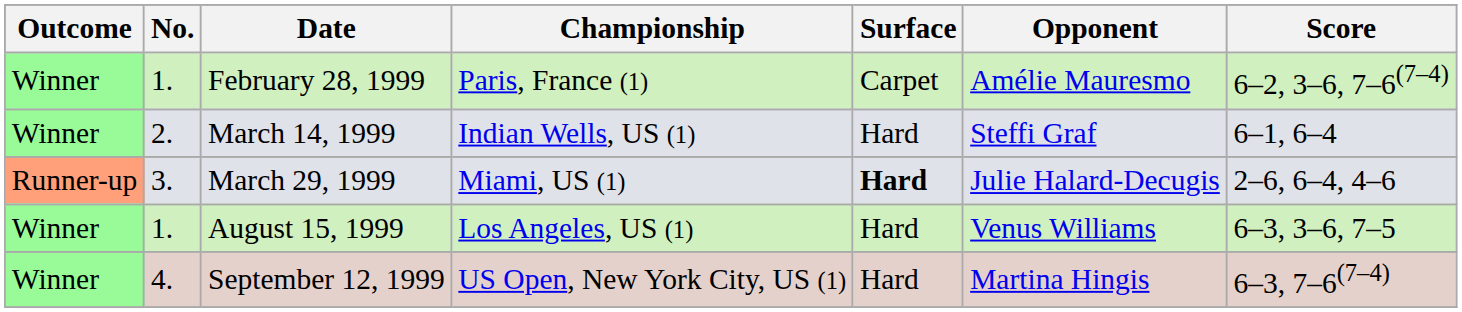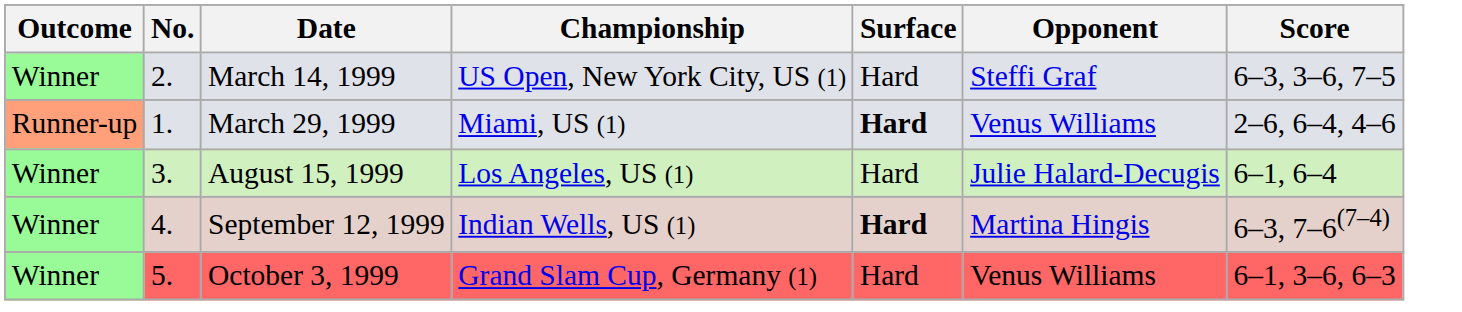- row: (317, 79)
(577, 131) Indian Wells, US (1) -> (652, 75) US Open, New York City, US (1)
(1285, 131) 6–1, 6–4 -> (1315, 75) 6–3, 3–6, 7–5
(162, 179) 3. -> (162, 123) 1.
(1095, 179) Julie Halard-Decugis -> (1063, 123) Venus Williams
(162, 227) 1. -> (162, 171) 3.
(1063, 227) Venus Williams -> (1095, 171) Julie Halard-Decugis
(1315, 227) 6–3, 3–6, 7–5 -> (1285, 171) 6–1, 6–4
(652, 279) US Open, New York City, US (1) -> (577, 223) Indian Wells, US (1)
(889, 279) normal -> (893, 223) bold
+ row: (303, 275)
